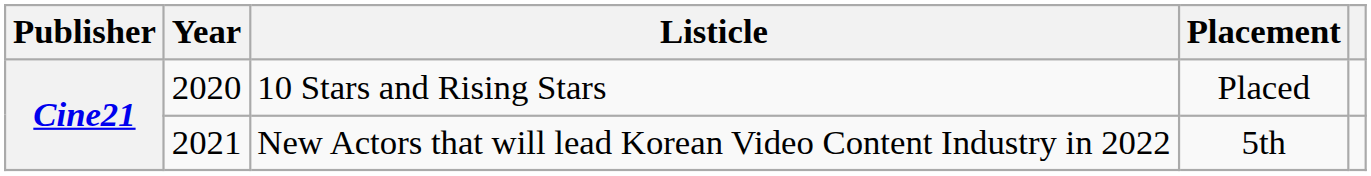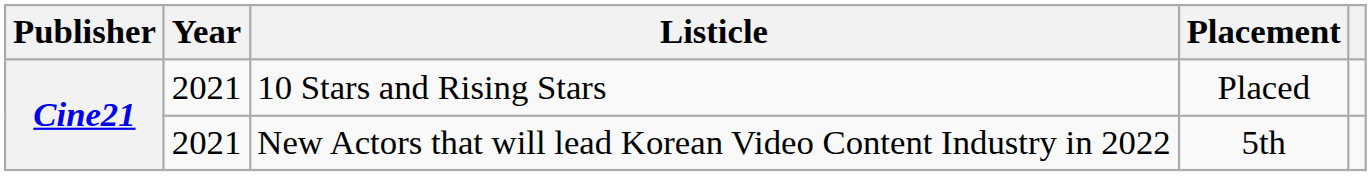(207, 87) 2020 -> (207, 87) 2021
